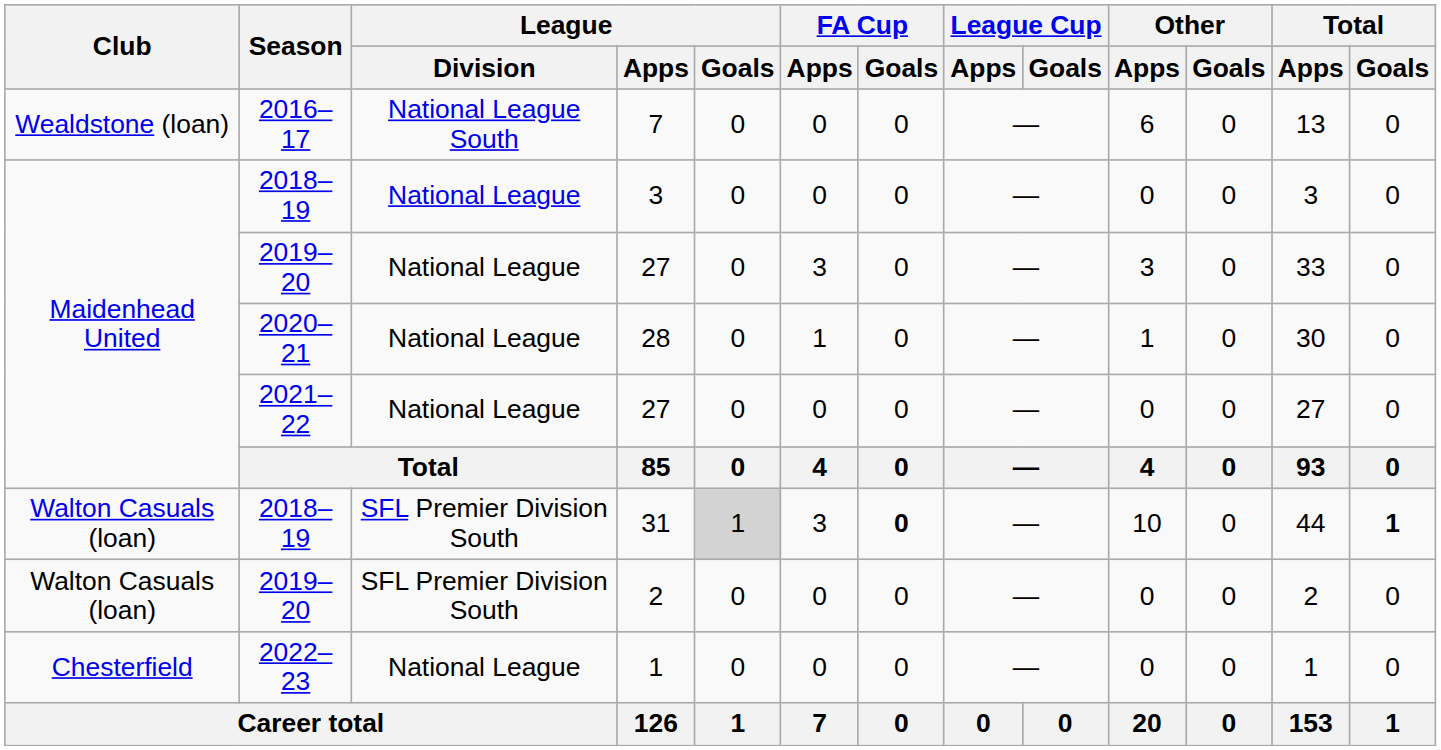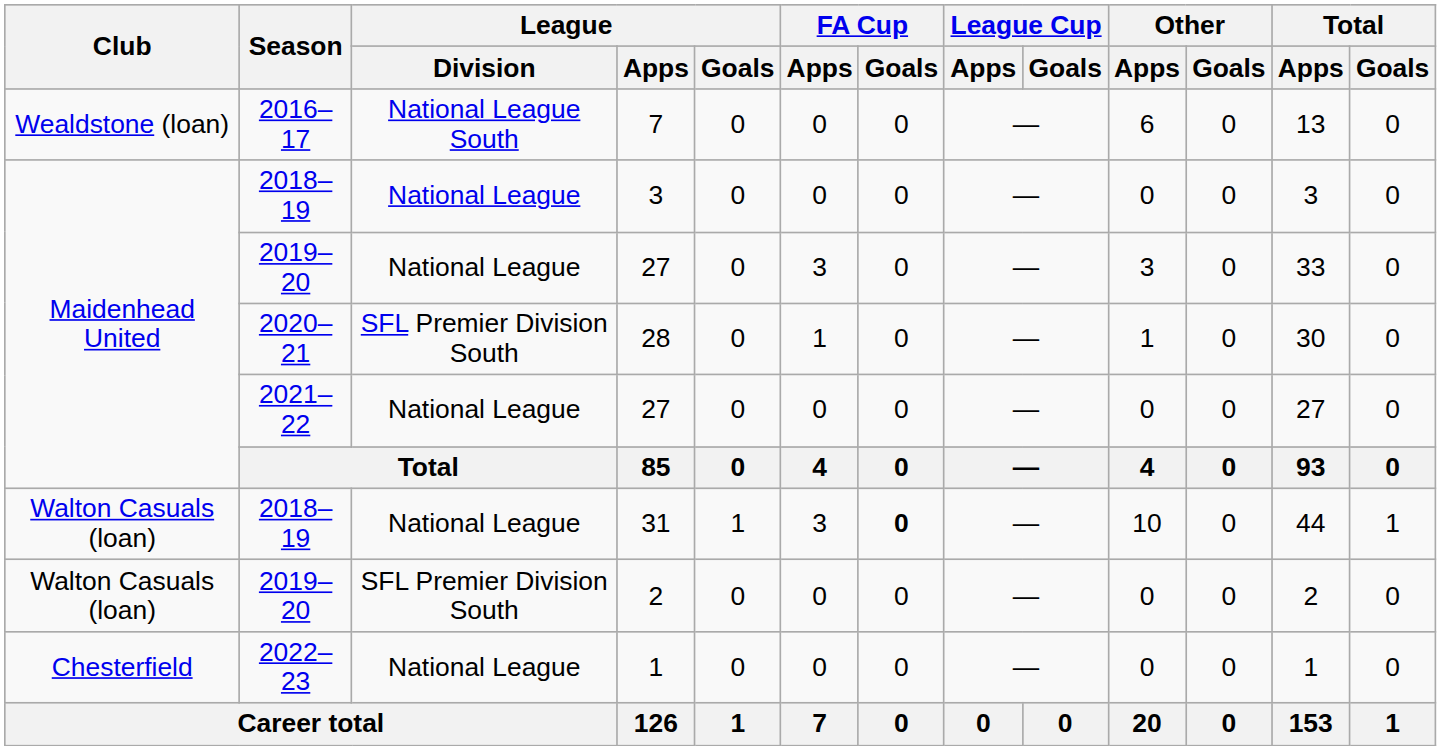(484, 338) National League -> (484, 338) SFL Premier Division South
(484, 523) SFL Premier Division South -> (484, 523) National League
(738, 523) lightgrey background -> (738, 523) no background
(1393, 523) bold -> (1393, 523) normal
